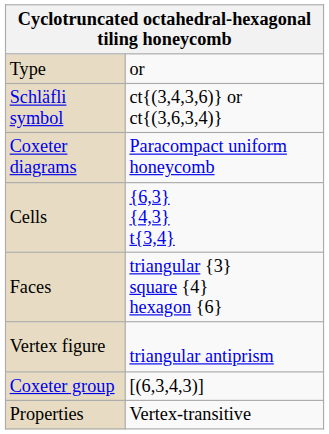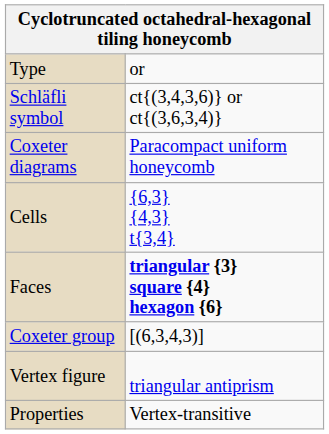(180, 286) normal -> (183, 286) bold
rows swapped: (58, 346) <-> (62, 385)
